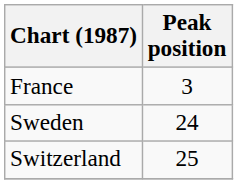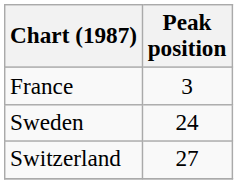(187, 159) 25 -> (187, 159) 27
